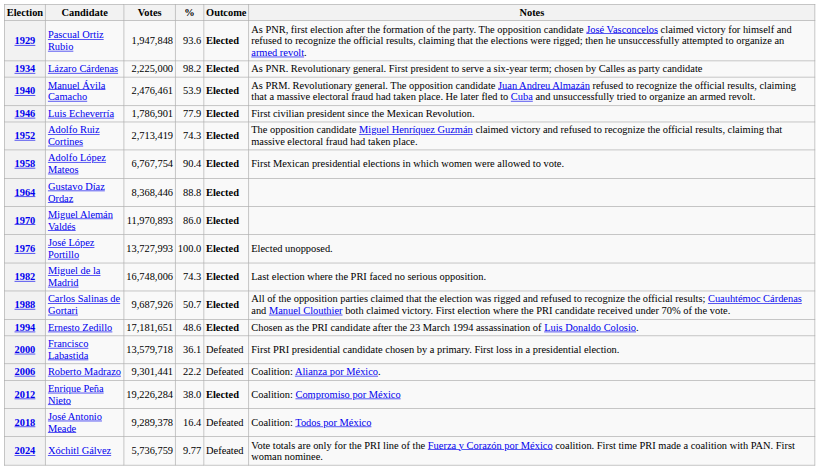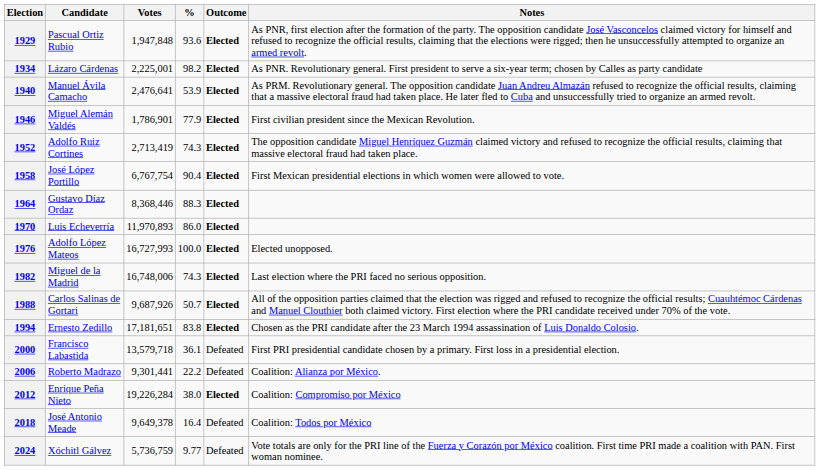(152, 69) 2,225,000 -> (152, 69) 2,225,001
(152, 91) 2,476,461 -> (152, 91) 2,476,641
(81, 113) Luis Echeverría -> (80, 119) Miguel Alemán Valdés
(77, 164) Adolfo López Mateos -> (71, 176) José López Portillo
(192, 192) 88.8 -> (192, 204) 88.3
(80, 220) Miguel Alemán Valdés -> (81, 226) Luis Echeverría
(71, 248) José López Portillo -> (77, 248) Adolfo López Mateos
(150, 248) 13,727,993 -> (150, 248) 16,727,993
(192, 327) 48.6 -> (192, 327) 83.8
(152, 422) 9,289,378 -> (152, 422) 9,649,378
